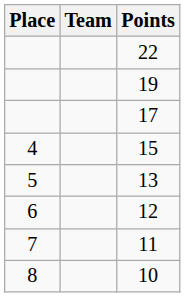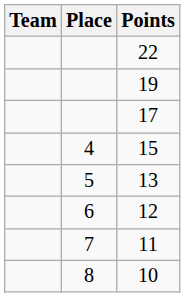columns swapped: (32, 20) <-> (88, 20)
